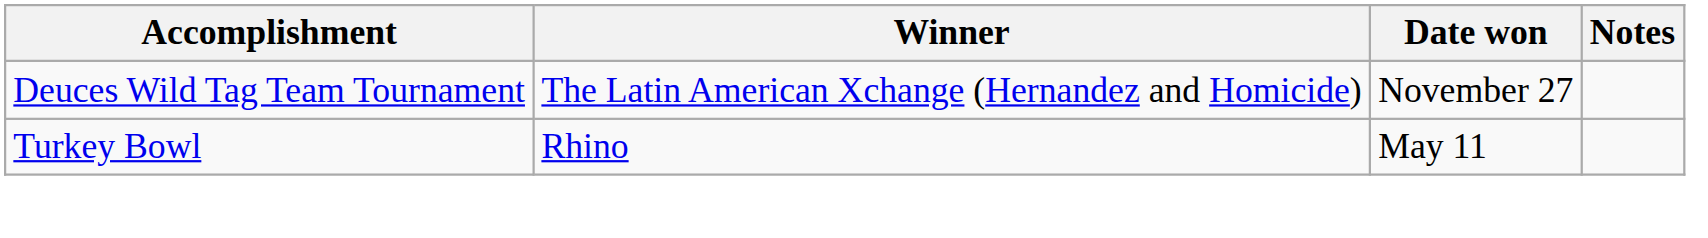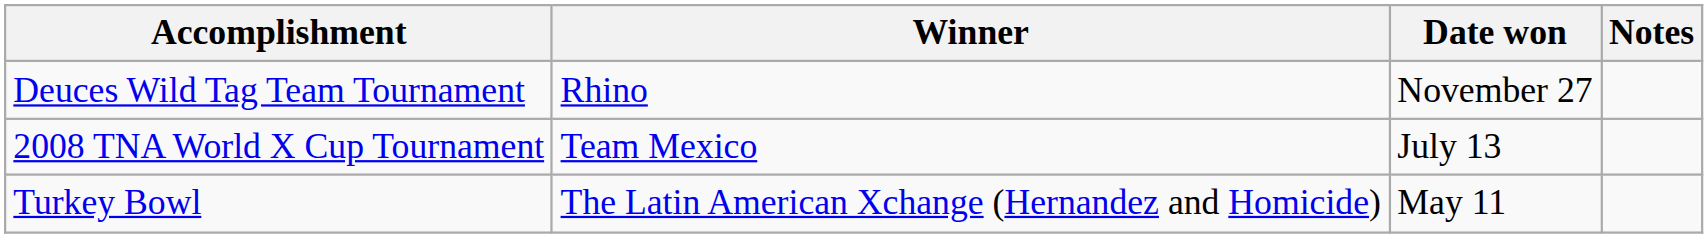(952, 89) The Latin American Xchange (Hernandez and Homicide) -> (604, 89) Rhino
+ row: (279, 145)
(585, 145) Rhino -> (971, 202) The Latin American Xchange (Hernandez and Homicide)
